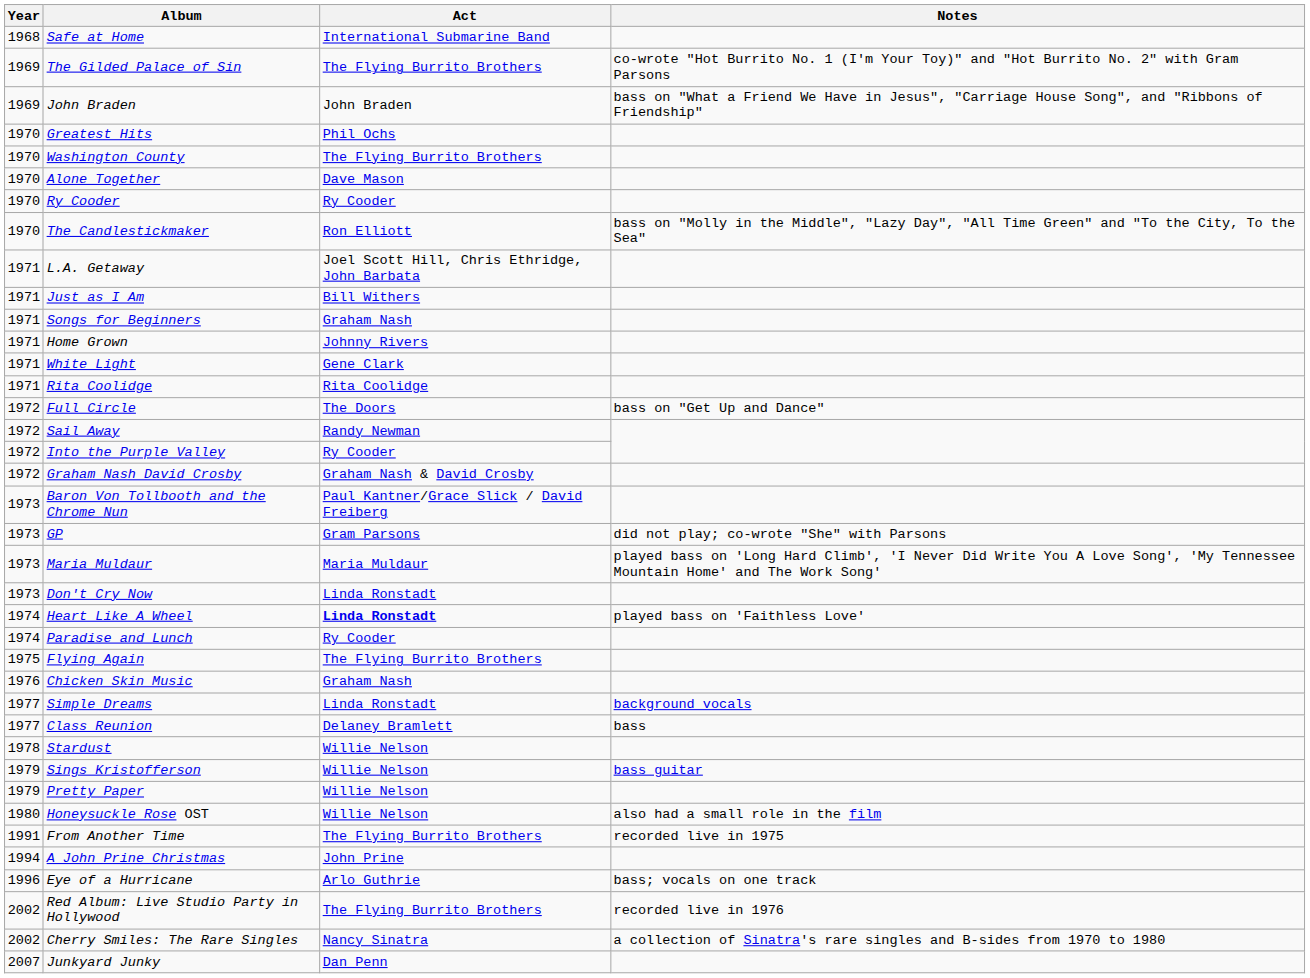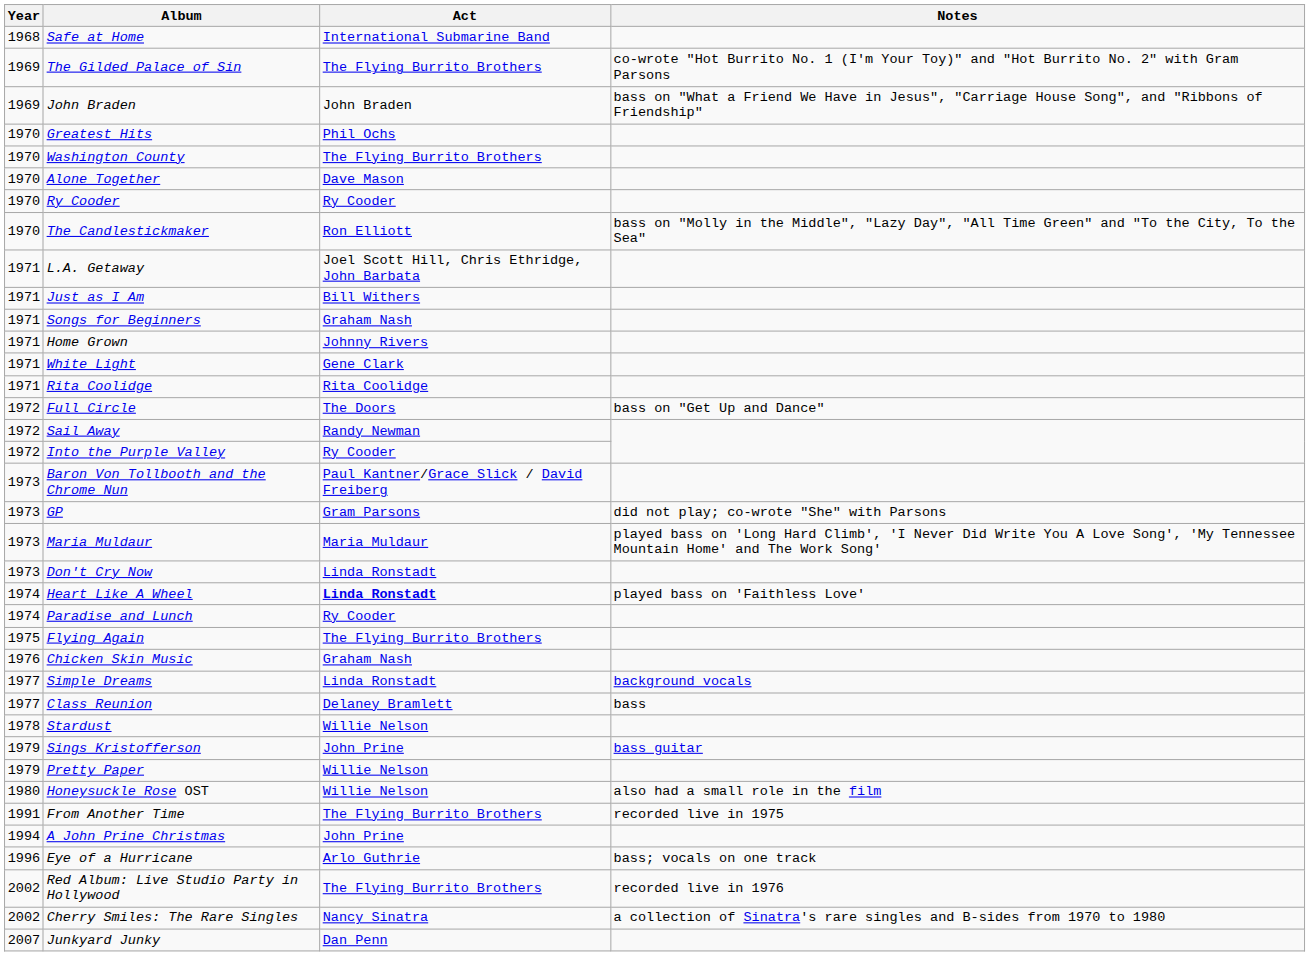- row: (144, 475)
(375, 770) Willie Nelson -> (363, 748) John Prine
